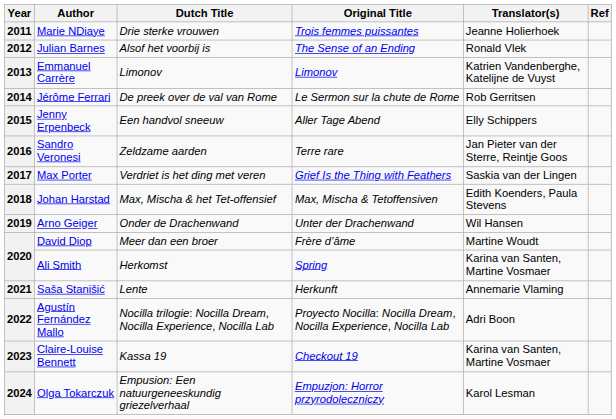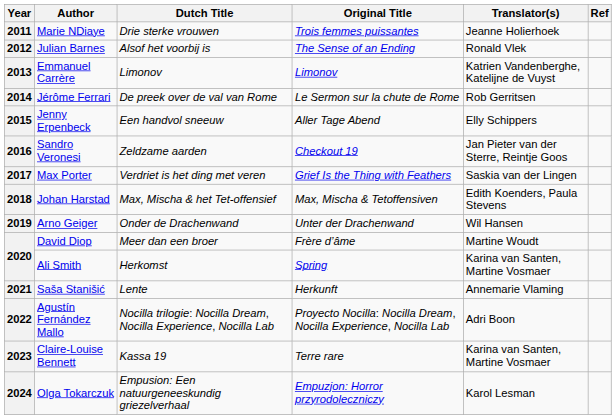(319, 151) Terre rare -> (326, 151) Checkout 19
(326, 356) Checkout 19 -> (319, 356) Terre rare
